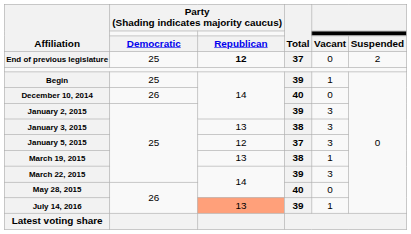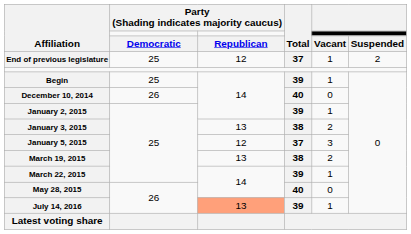(241, 59) bold -> (241, 59) normal
(330, 59) 0 -> (330, 59) 1
(330, 111) 3 -> (330, 111) 1
(330, 127) 3 -> (330, 127) 2
(330, 158) 1 -> (330, 158) 2
(330, 174) 3 -> (330, 174) 1
